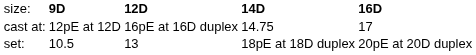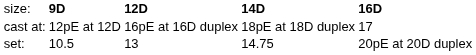(257, 26) 14.75 -> (298, 26) 18pE at 18D duplex
(298, 44) 18pE at 18D duplex -> (257, 44) 14.75
